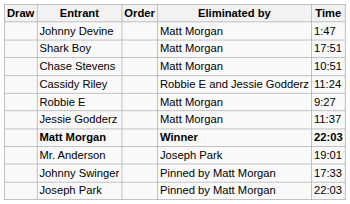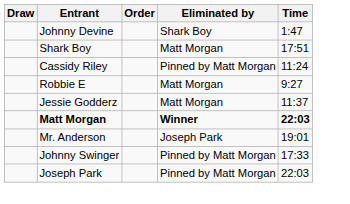(191, 31) Matt Morgan -> (186, 31) Shark Boy
- row: (77, 66)
(234, 84) Robbie E and Jessie Godderz -> (218, 66) Pinned by Matt Morgan
